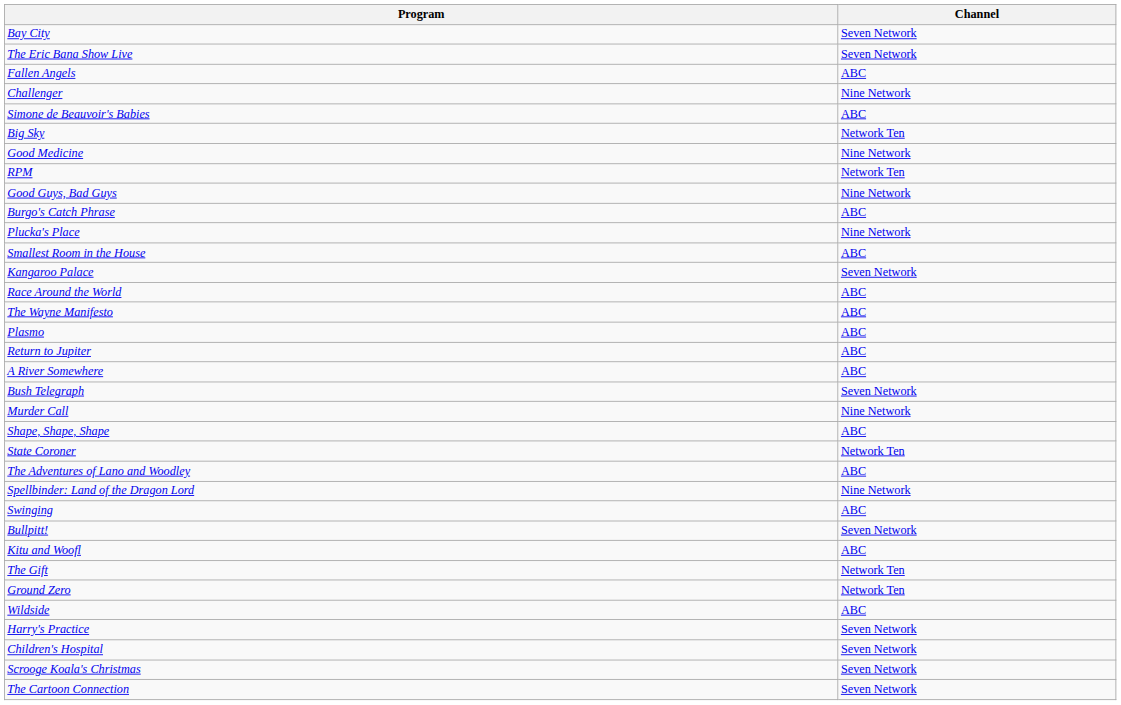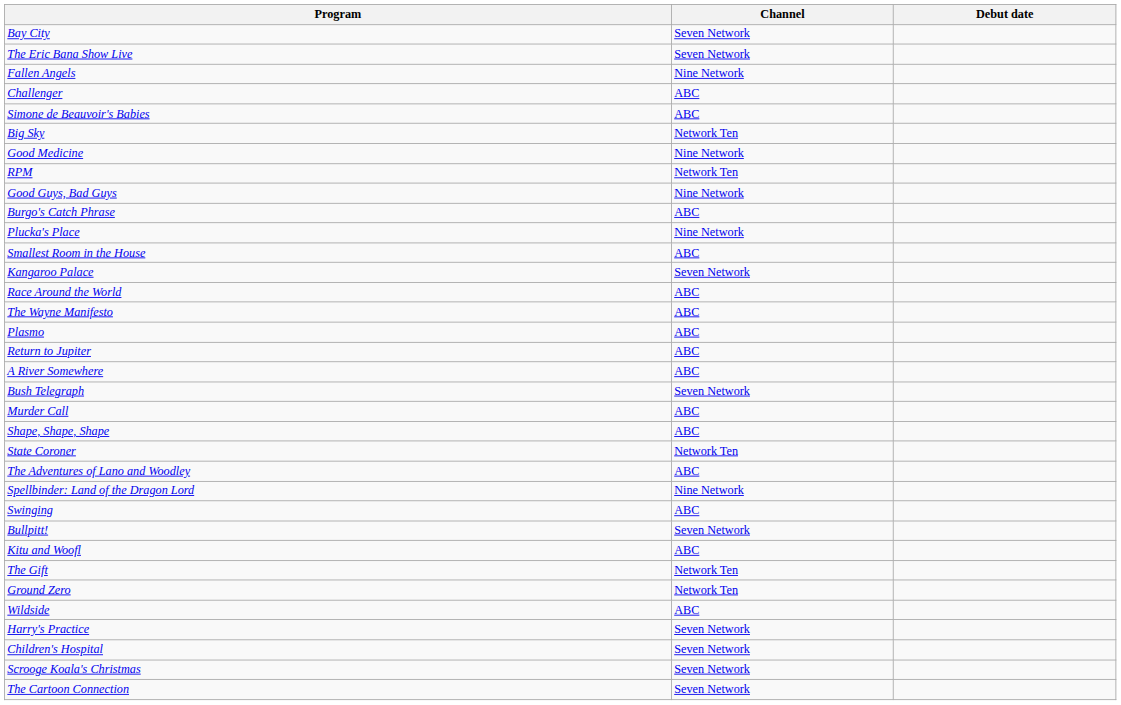+ column: (1005, 14)
(853, 73) ABC -> (709, 73) Nine Network
(876, 93) Nine Network -> (687, 93) ABC
(876, 411) Nine Network -> (687, 411) ABC
